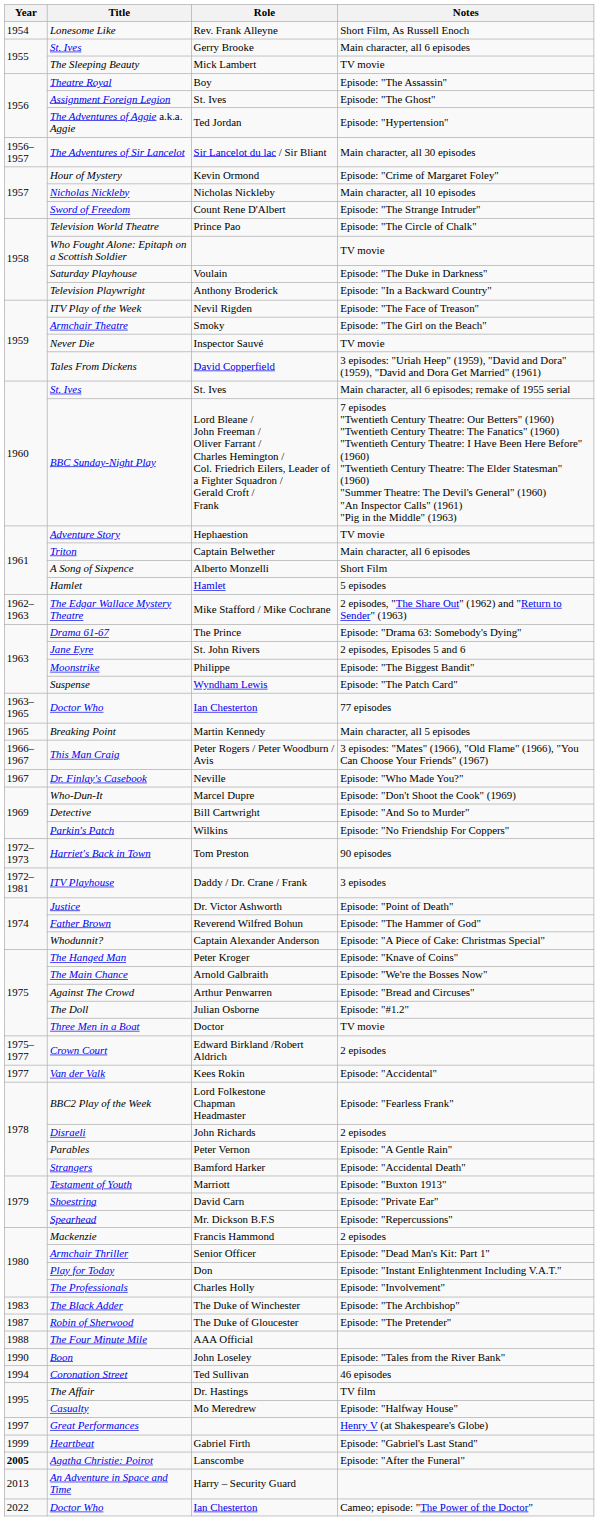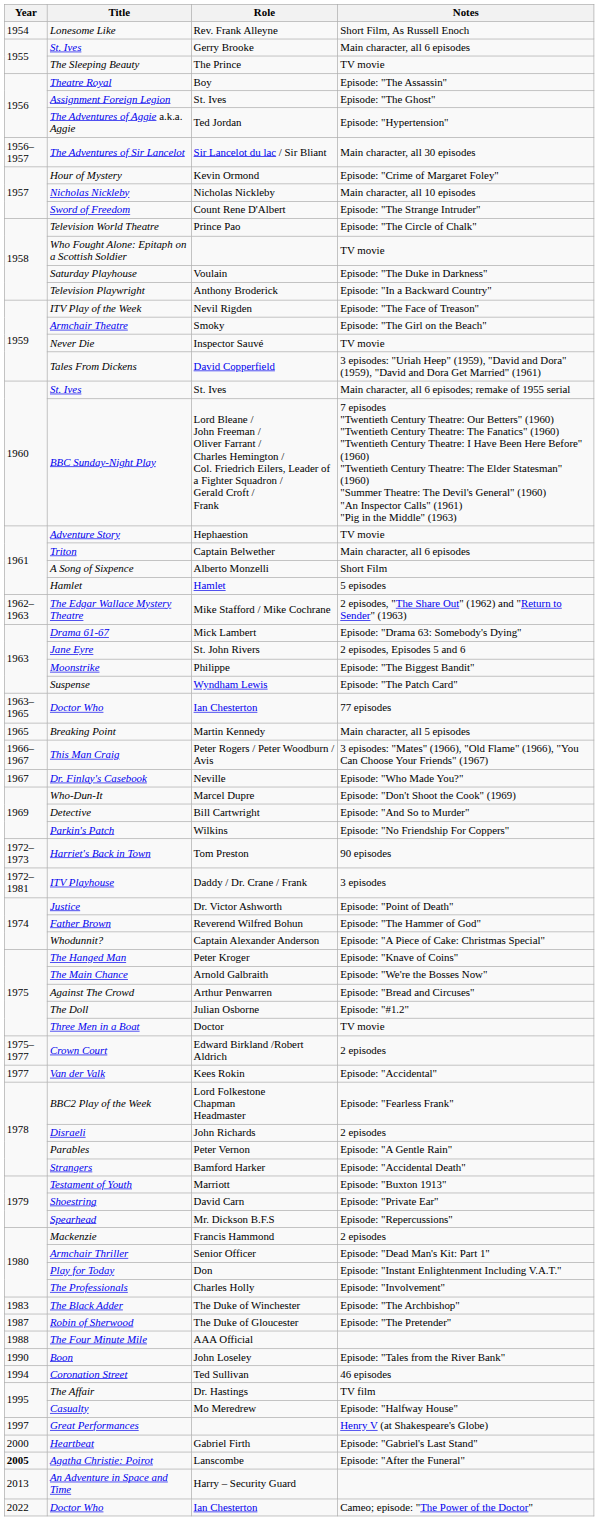(225, 64) Mick Lambert -> (217, 64) The Prince
(217, 633) The Prince -> (225, 633) Mick Lambert
(18, 1443) 1999 -> (18, 1443) 2000
